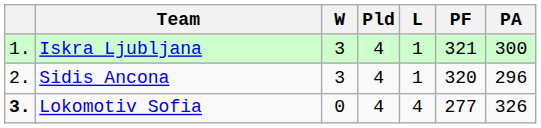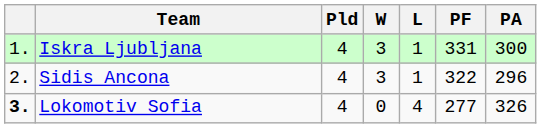columns swapped: (379, 19) <-> (340, 19)
(461, 49) 321 -> (461, 49) 331
(461, 78) 320 -> (461, 78) 322
